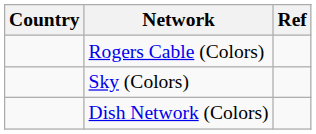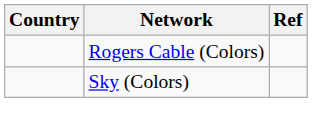- row: (179, 112)
